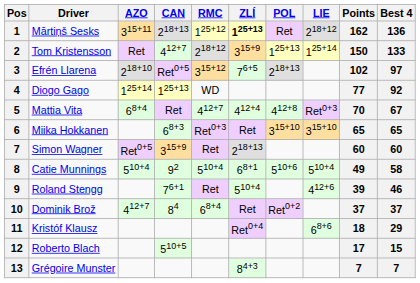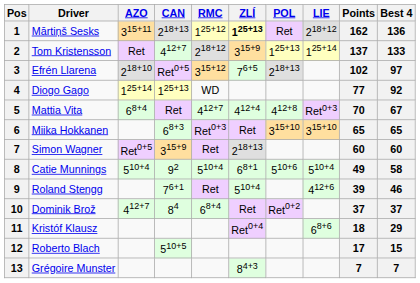(359, 51) 150 -> (359, 51) 137
